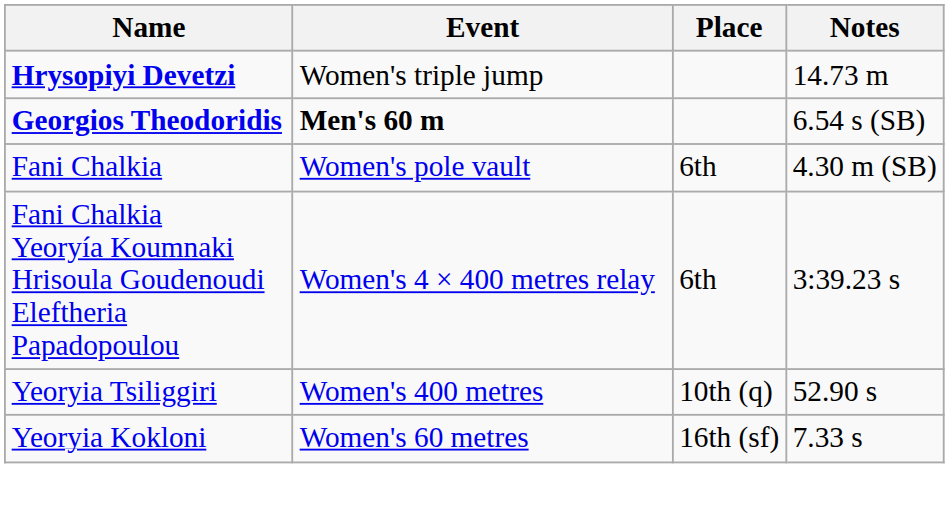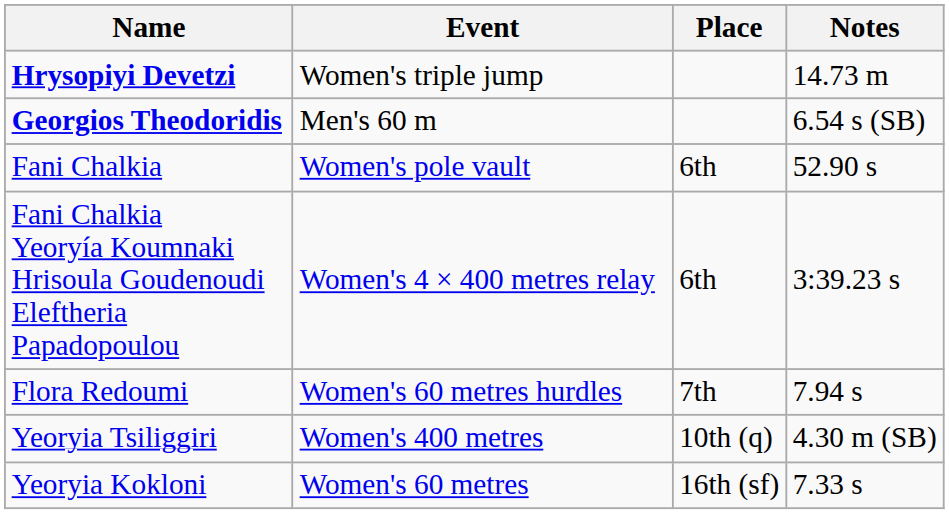(372, 120) bold -> (368, 120) normal
(865, 167) 4.30 m (SB) -> (835, 167) 52.90 s
+ row: (100, 391)
(835, 391) 52.90 s -> (865, 438) 4.30 m (SB)
